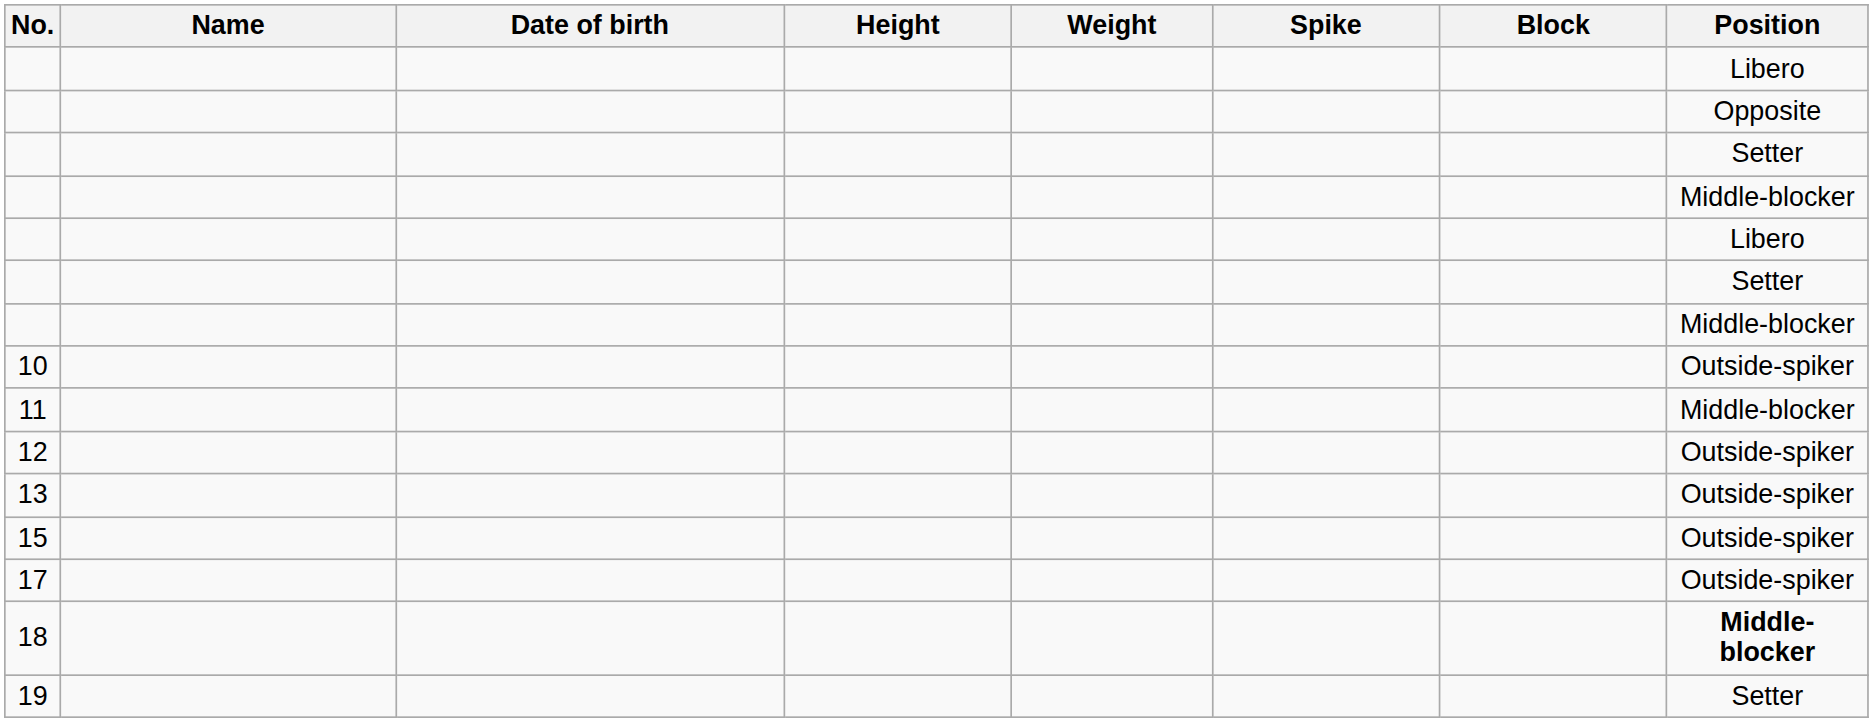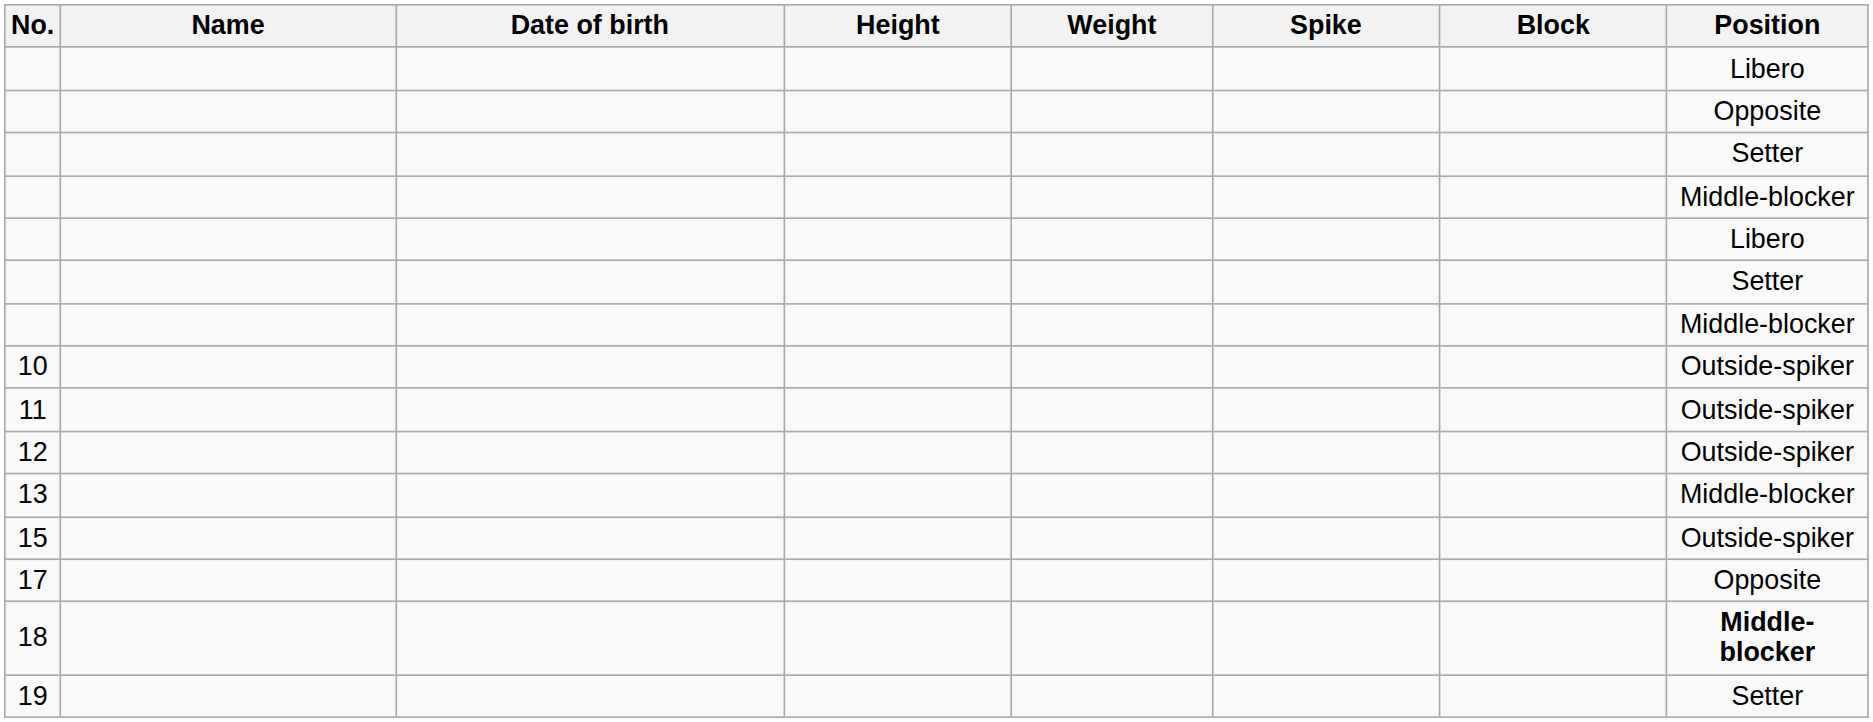(1767, 409) Middle-blocker -> (1767, 409) Outside-spiker
(1767, 494) Outside-spiker -> (1767, 494) Middle-blocker
(1767, 580) Outside-spiker -> (1767, 580) Opposite
